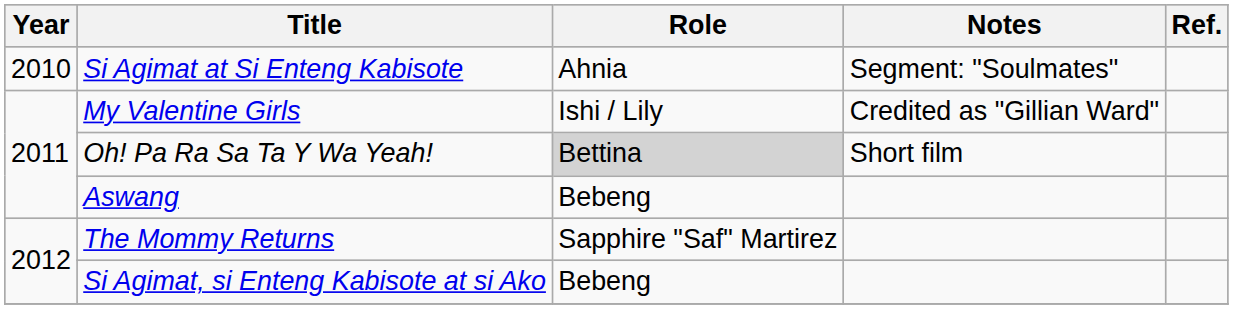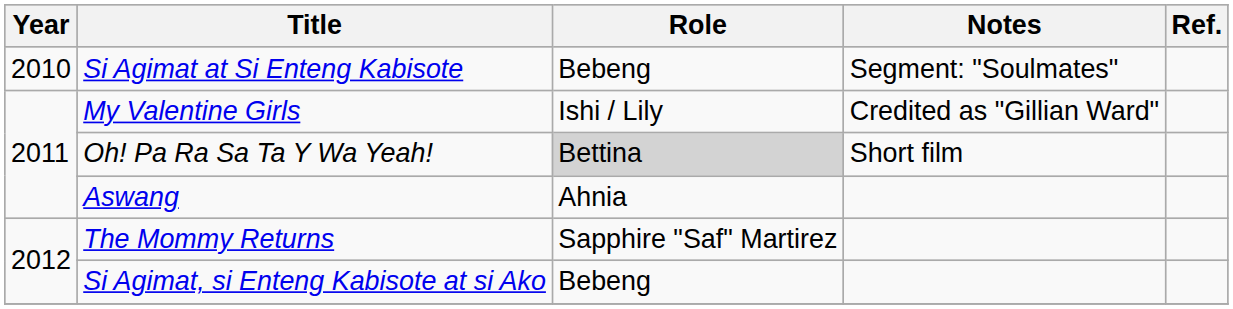(593, 68) Ahnia -> (605, 68) Bebeng
(605, 196) Bebeng -> (593, 196) Ahnia
